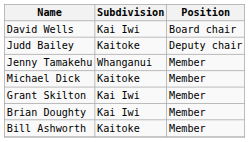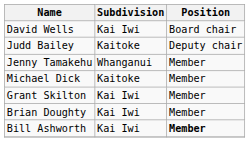(118, 128) Kaitoke -> (118, 128) Kai Iwi
(187, 128) normal -> (187, 128) bold
